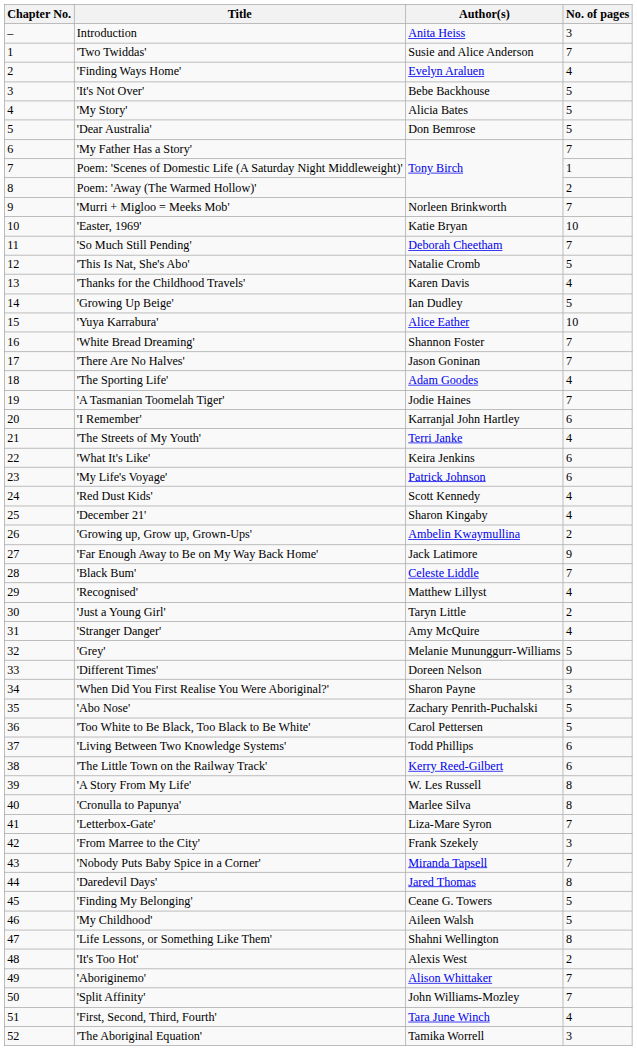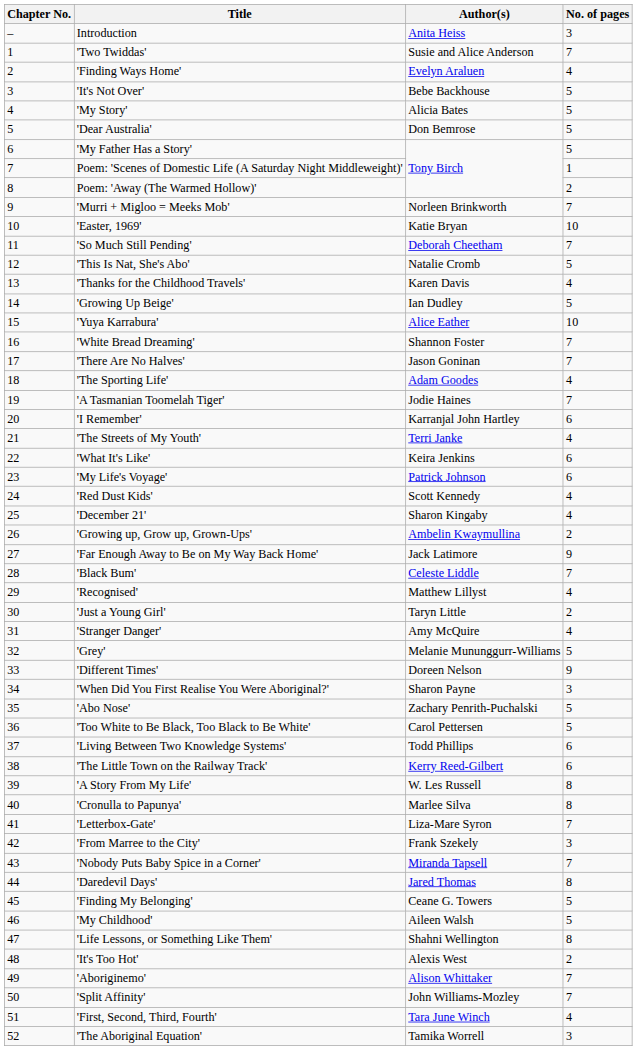(569, 149) 7 -> (569, 149) 5
